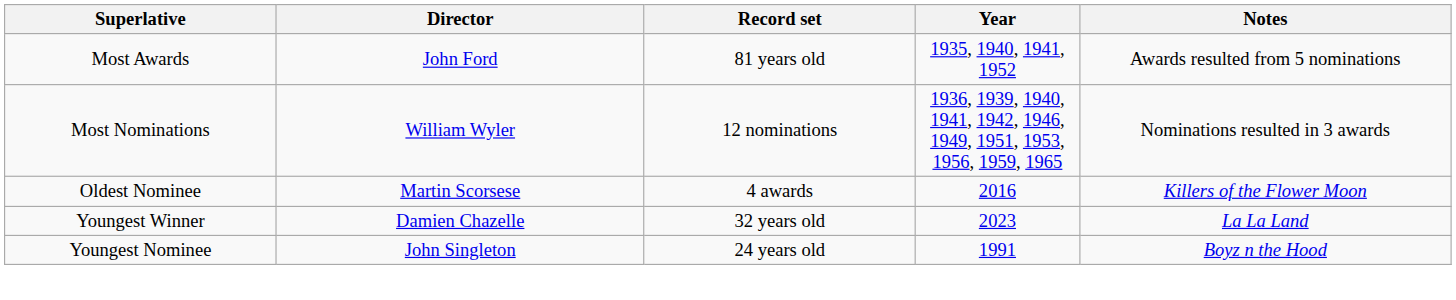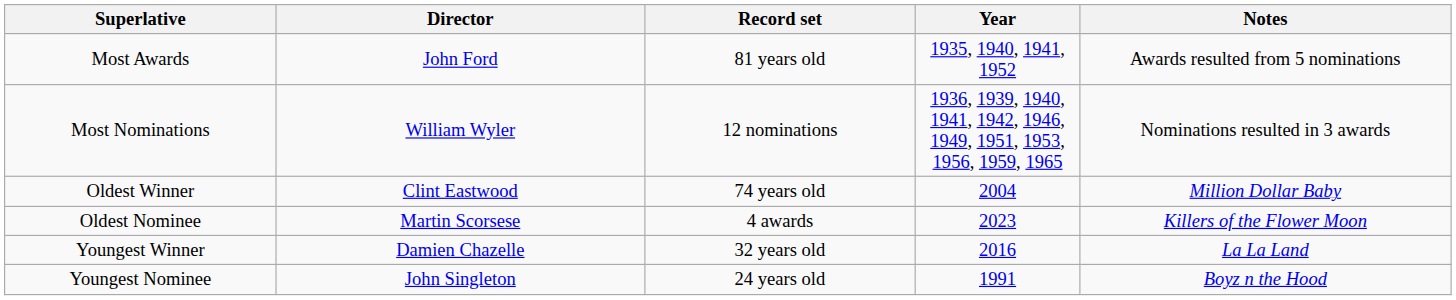+ row: (140, 191)
(997, 191) 2016 -> (998, 220) 2023
(997, 220) 2023 -> (998, 249) 2016
